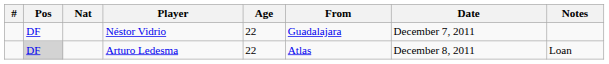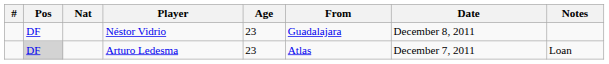(251, 32) 22 -> (251, 32) 23
(434, 32) December 7, 2011 -> (434, 32) December 8, 2011
(251, 50) 22 -> (251, 50) 23
(434, 50) December 8, 2011 -> (434, 50) December 7, 2011
